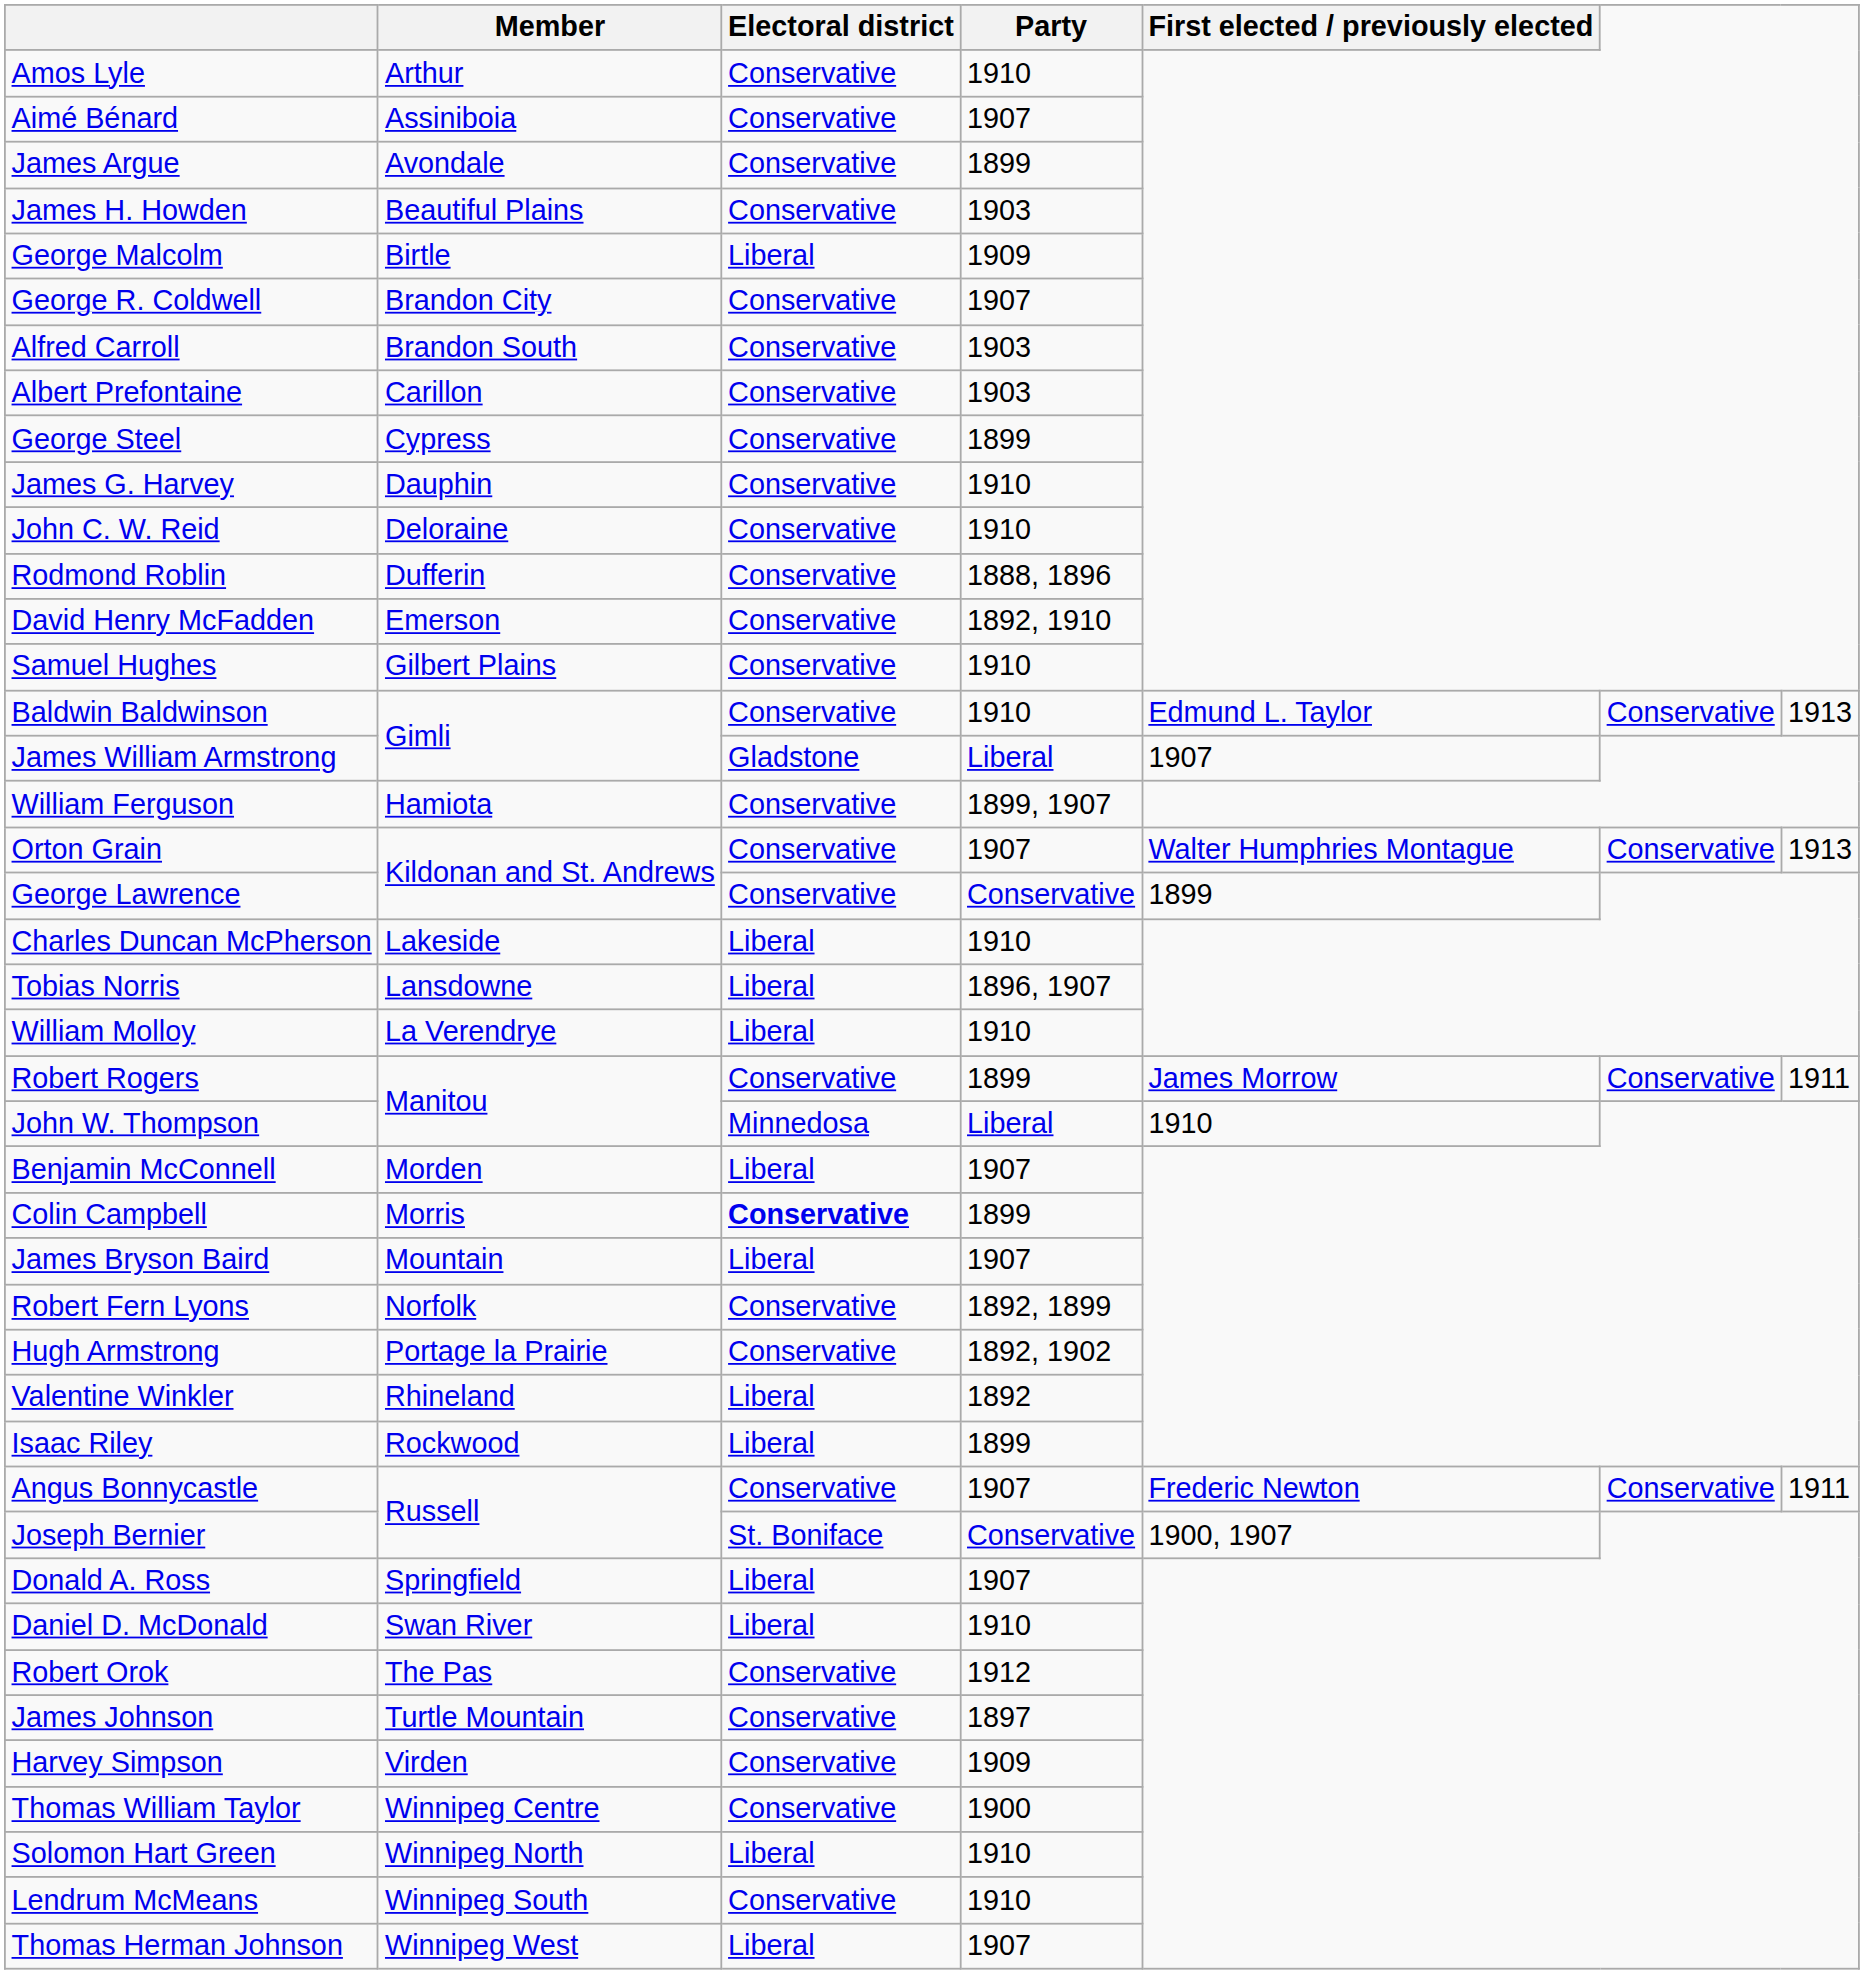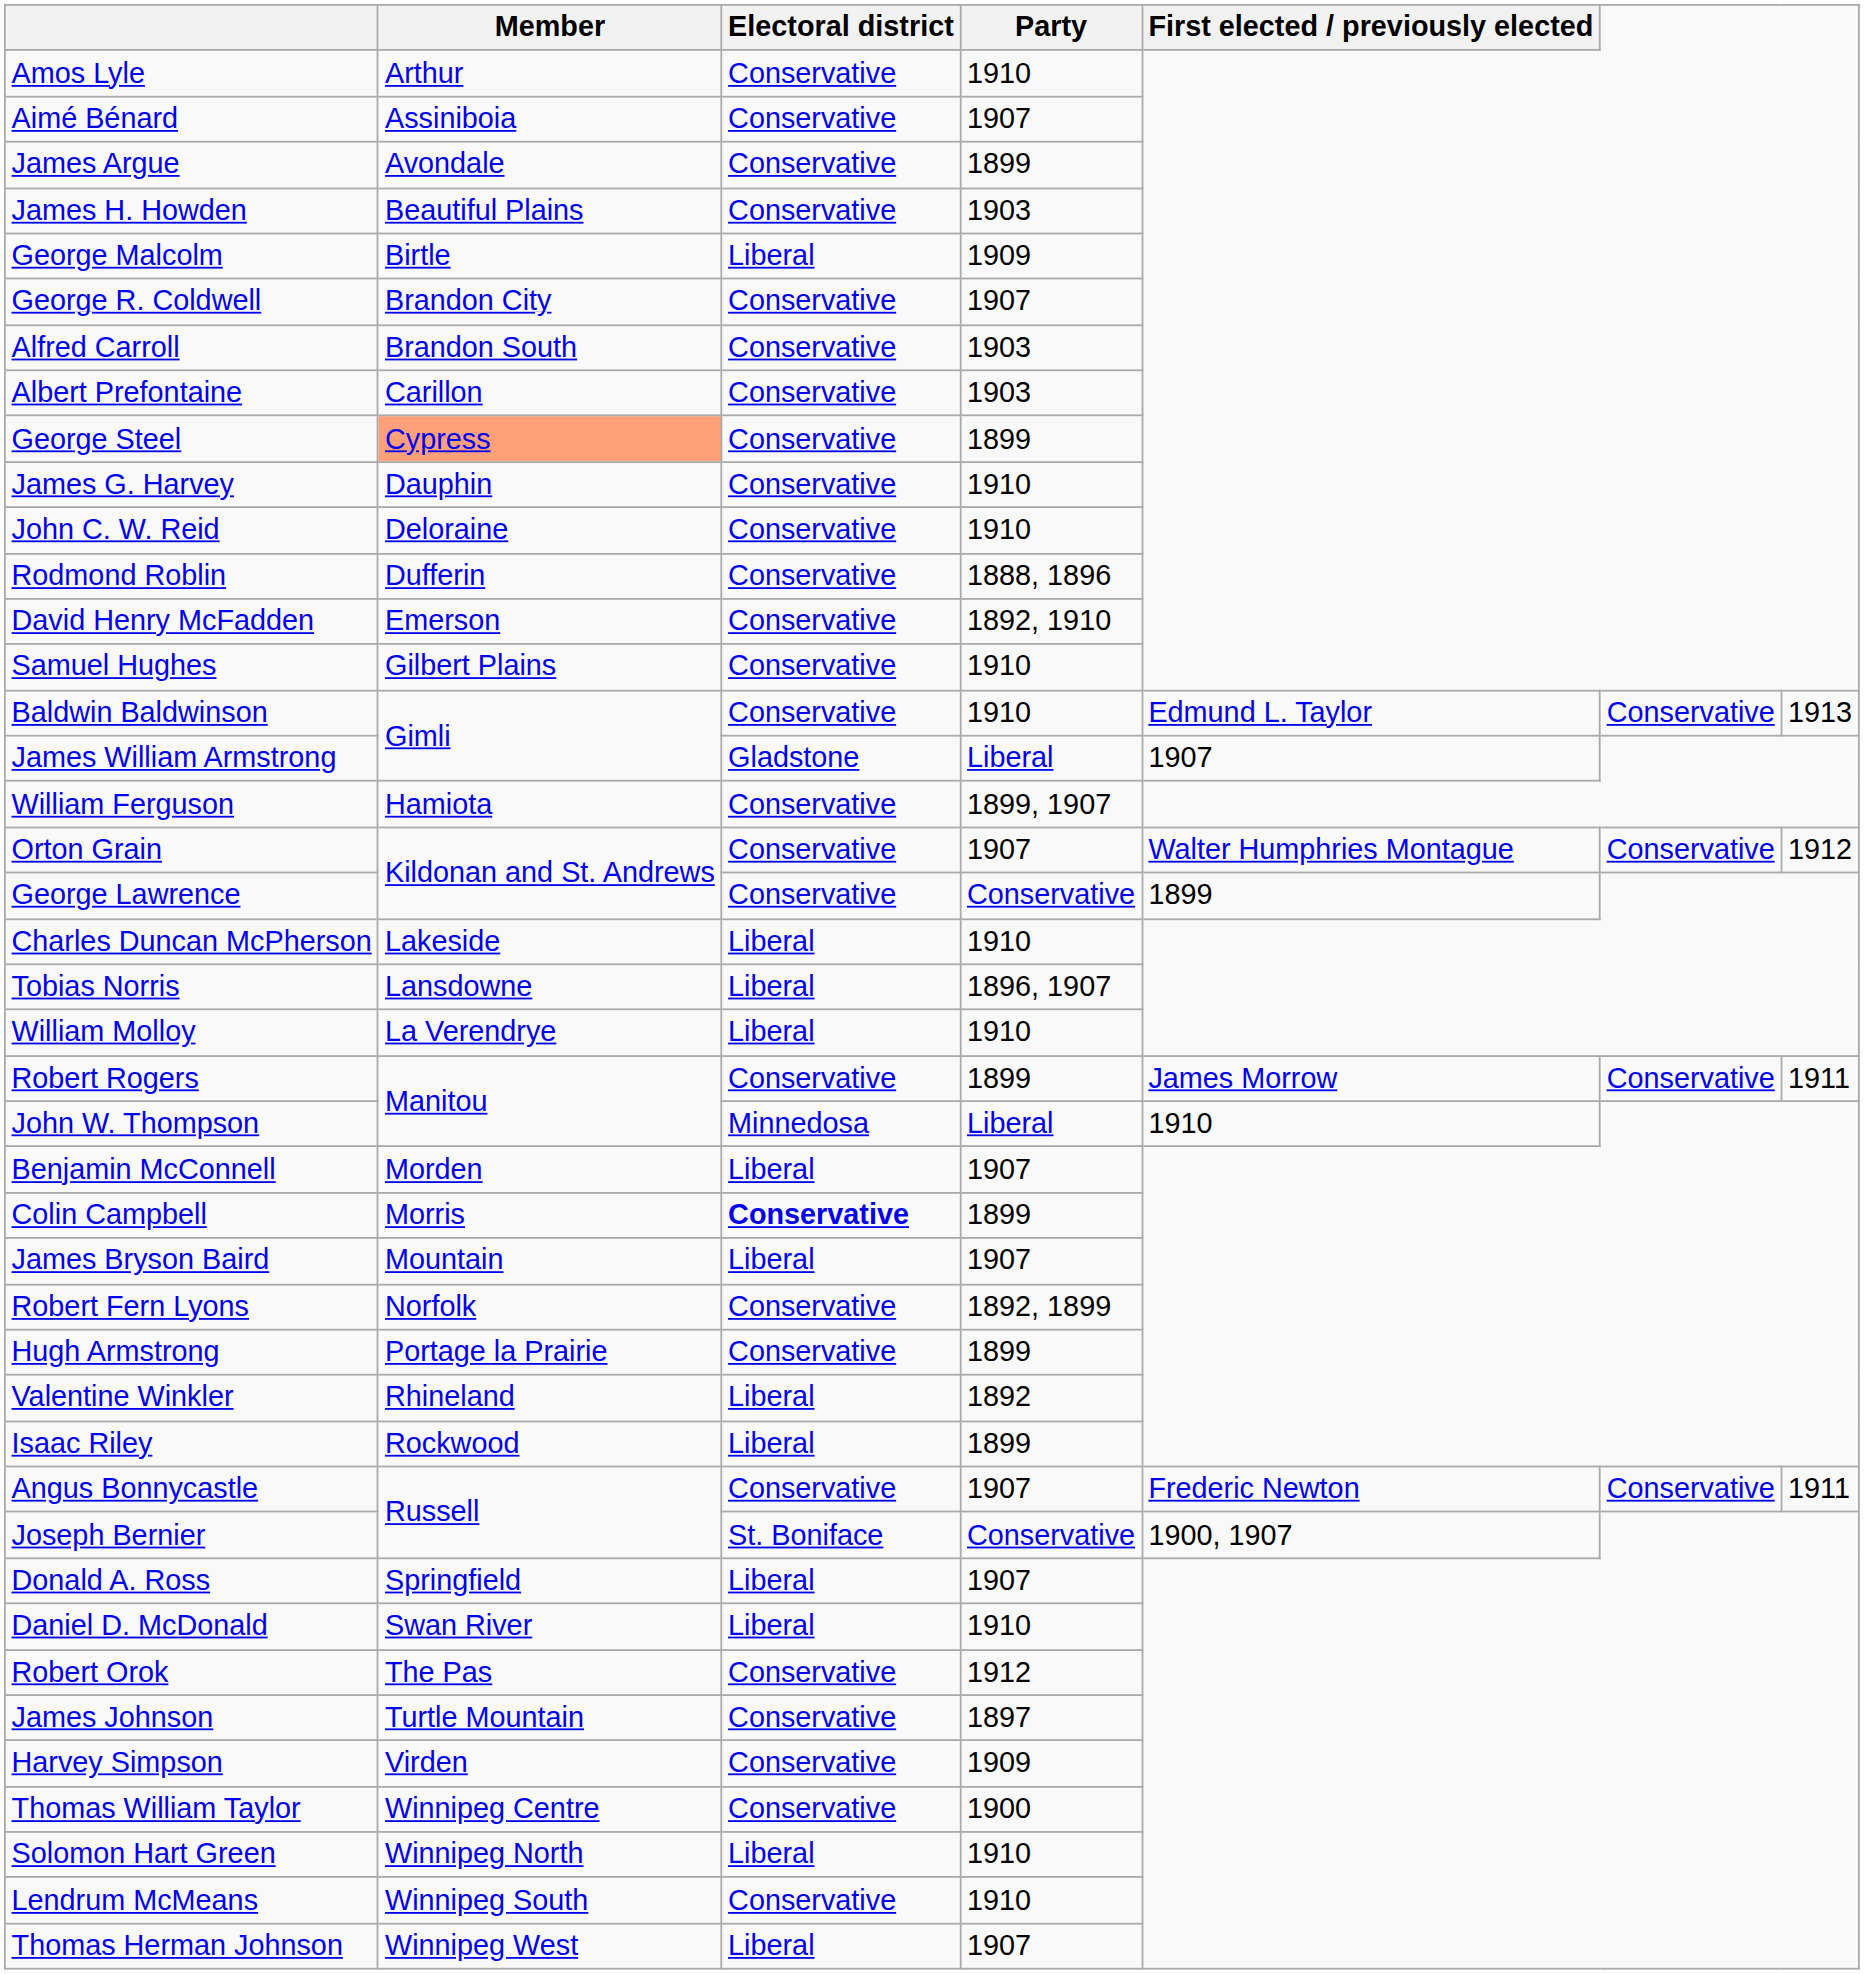(438, 438) no background -> (438, 438) lightsalmon background
(1820, 849) 1913 -> (1820, 849) 1912
(1039, 1351) 1892, 1902 -> (999, 1351) 1899
